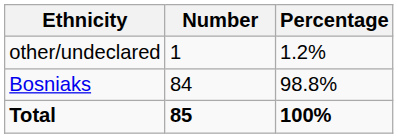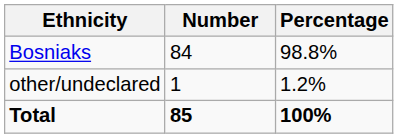rows swapped: (50, 84) <-> (85, 52)
